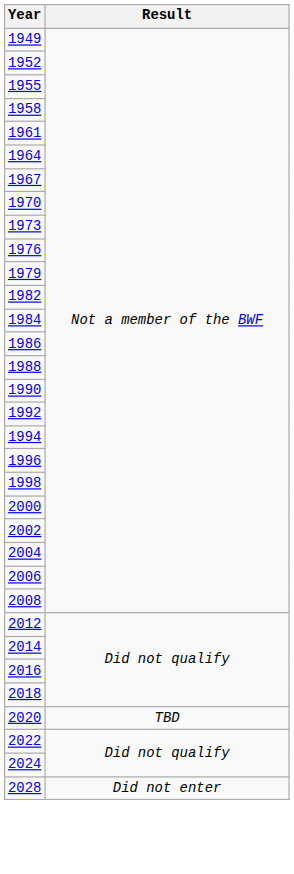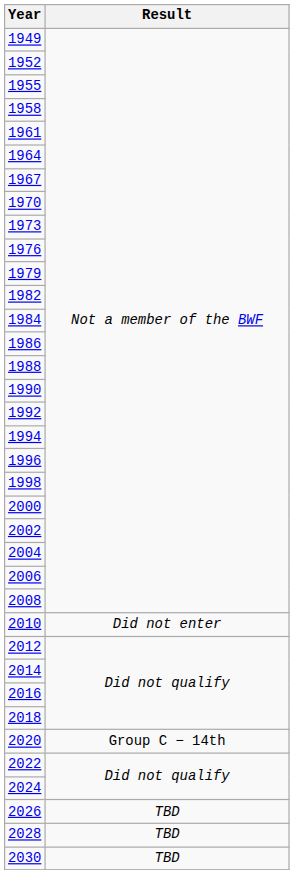+ row: (25, 624)
(167, 718) TBD -> (167, 741) Group C − 14th
+ row: (25, 811)
(167, 788) Did not enter -> (167, 835) TBD
+ row: (25, 858)
